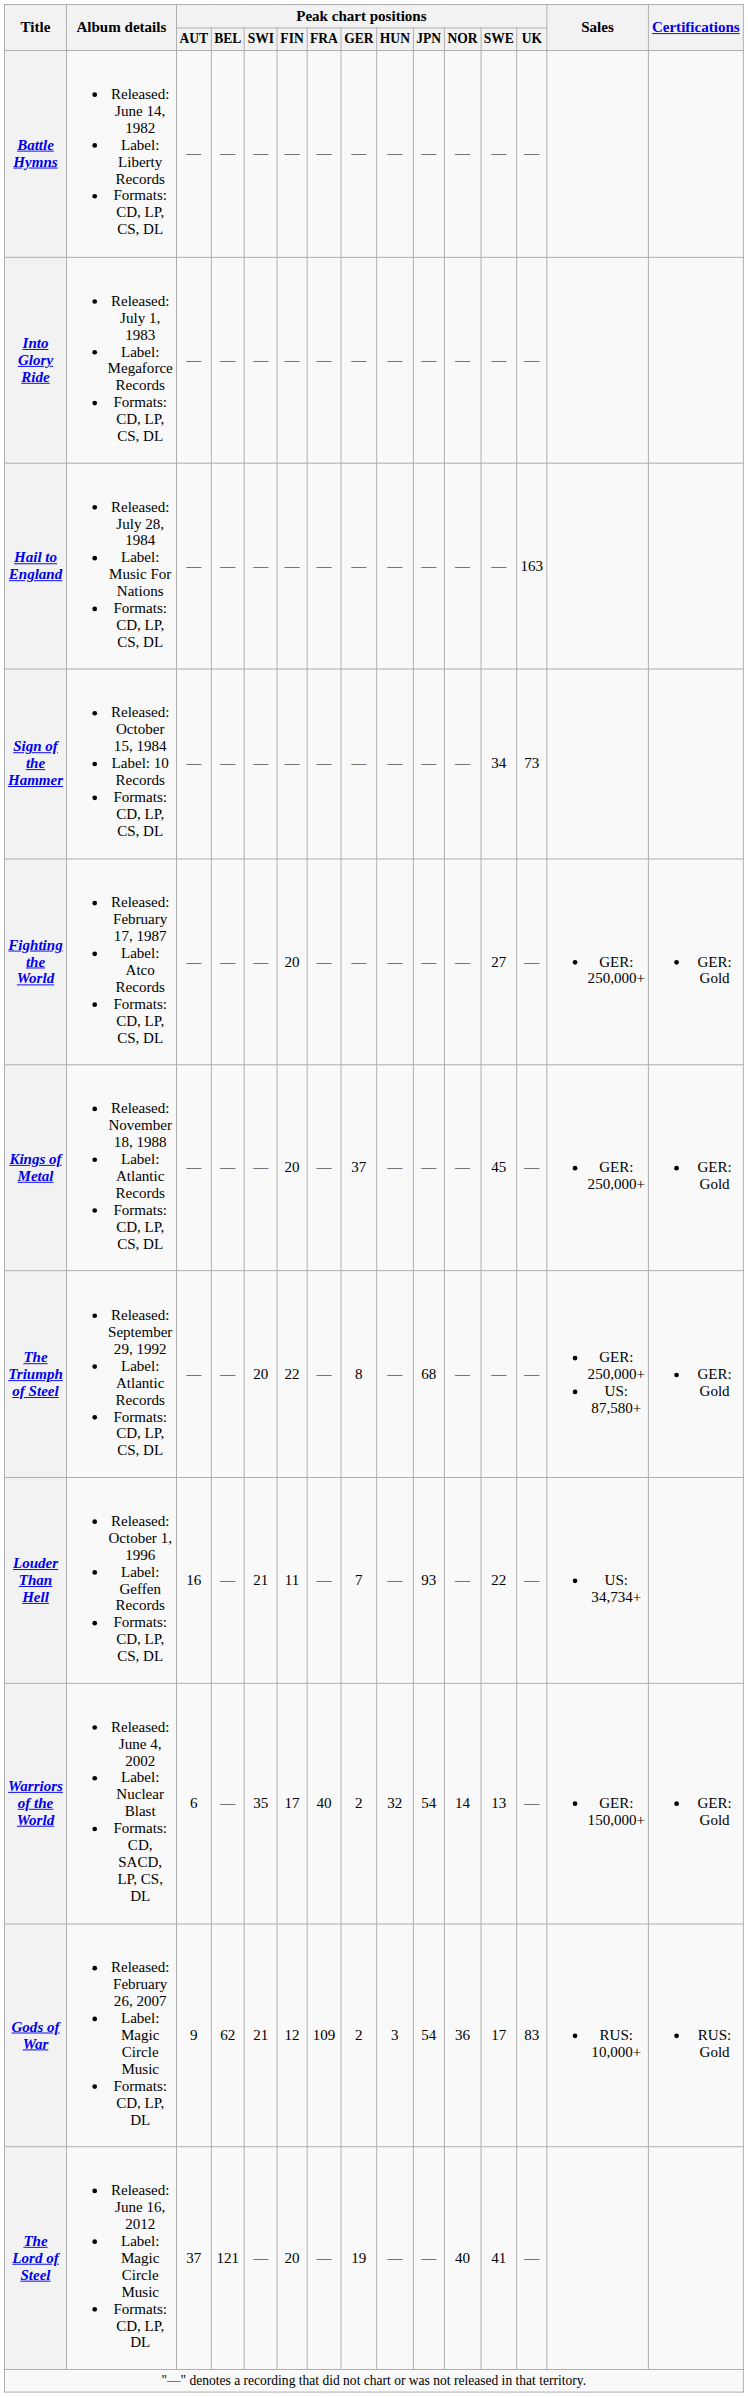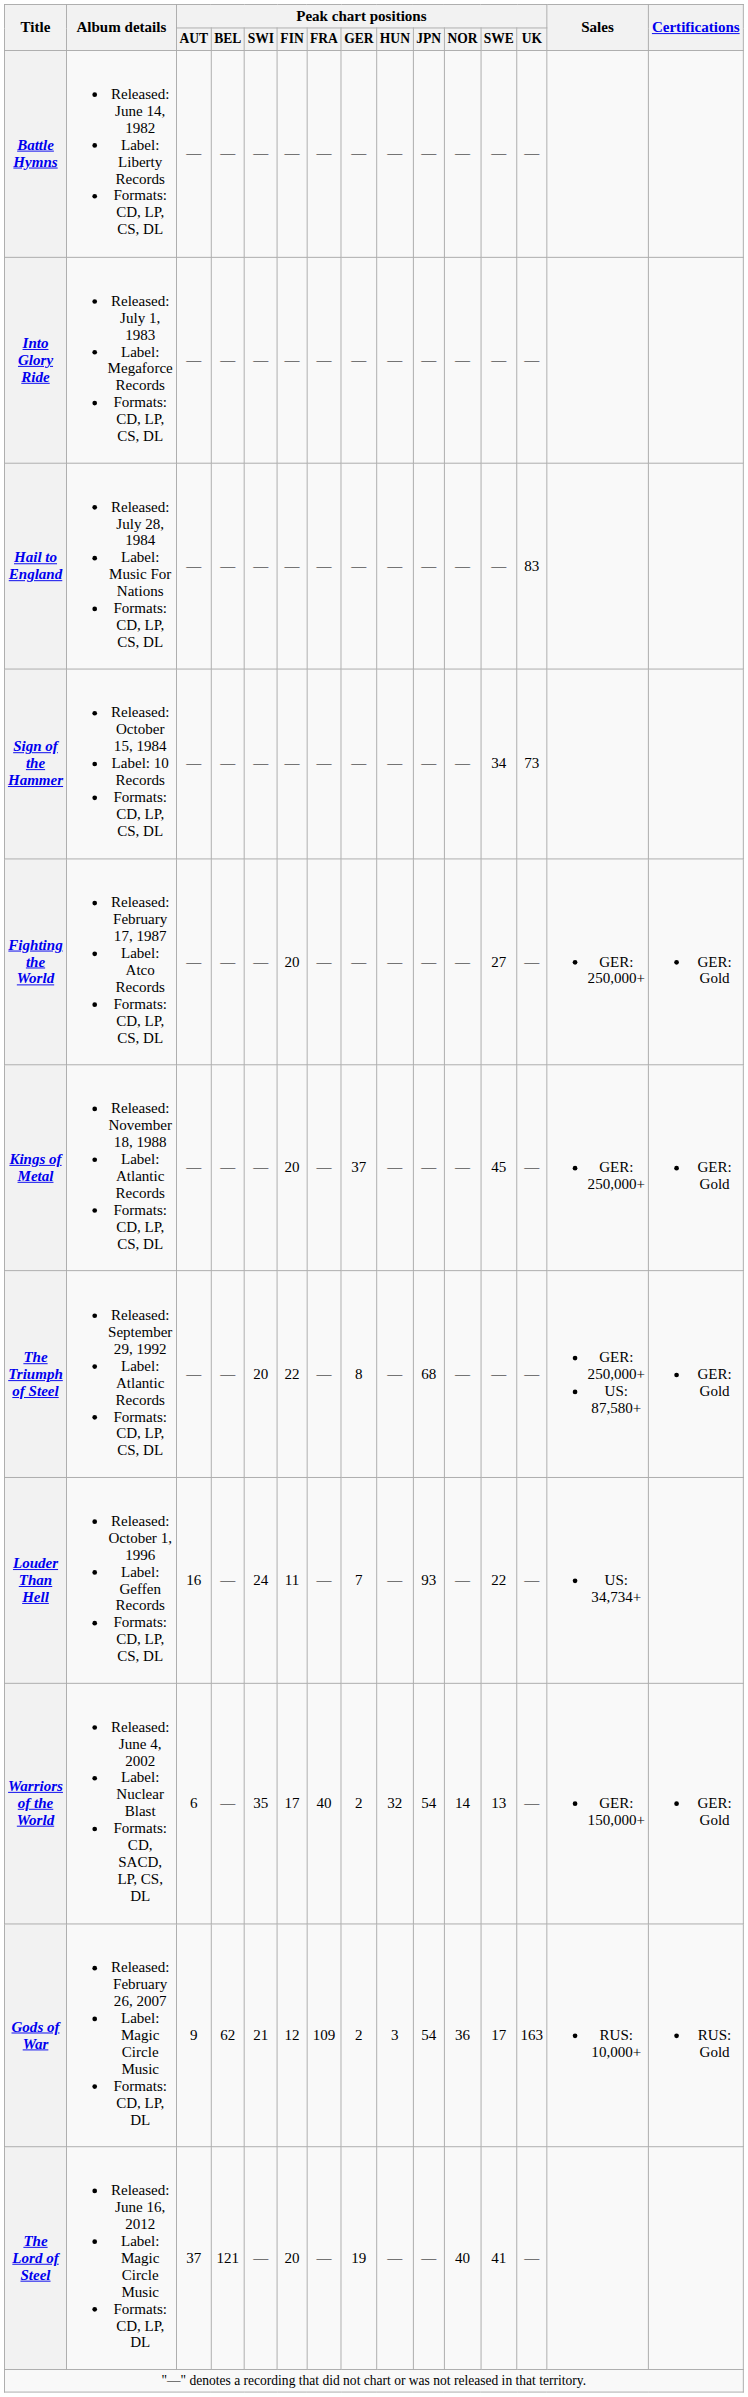(532, 566) 163 -> (532, 566) 83
(261, 1580) 21 -> (261, 1580) 24
(532, 2035) 83 -> (532, 2035) 163
